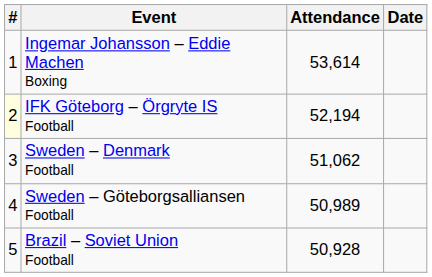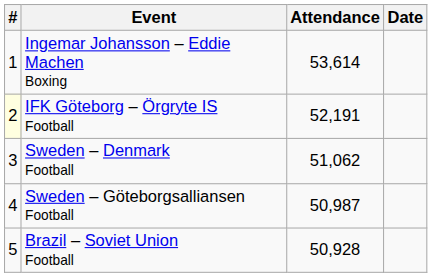(335, 116) 52,194 -> (335, 116) 52,191
(335, 205) 50,989 -> (335, 205) 50,987
